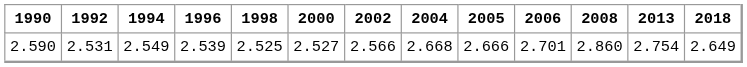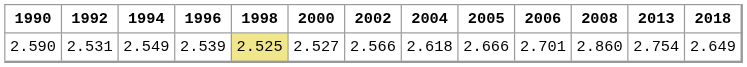(260, 47) no background -> (260, 47) khaki background
(430, 47) 2.668 -> (430, 47) 2.618
